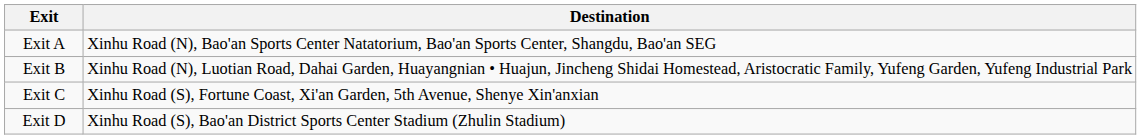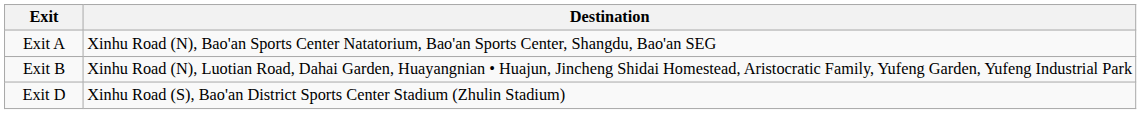- row: (44, 95)
